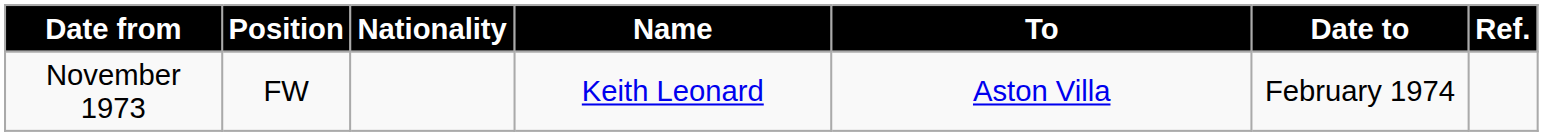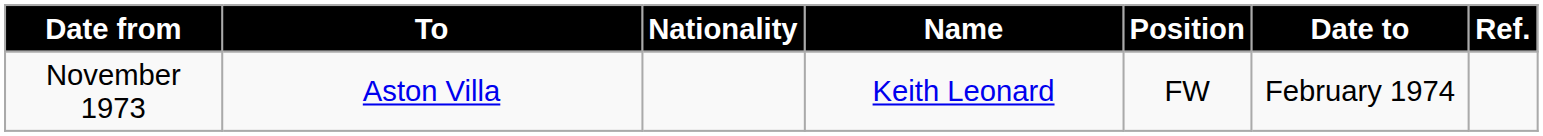columns swapped: (286, 28) <-> (1042, 28)
